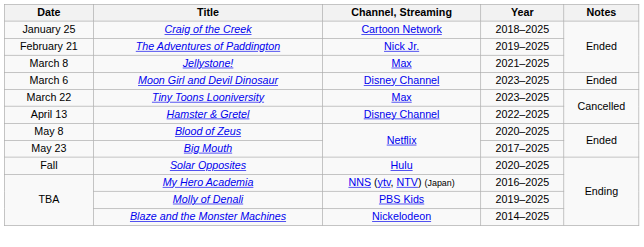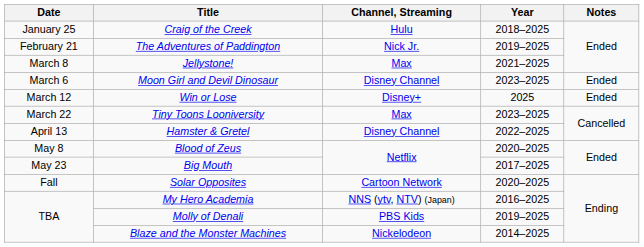(402, 30) Cartoon Network -> (402, 30) Hulu
+ row: (208, 98)
(402, 166) Hulu -> (402, 183) Cartoon Network
